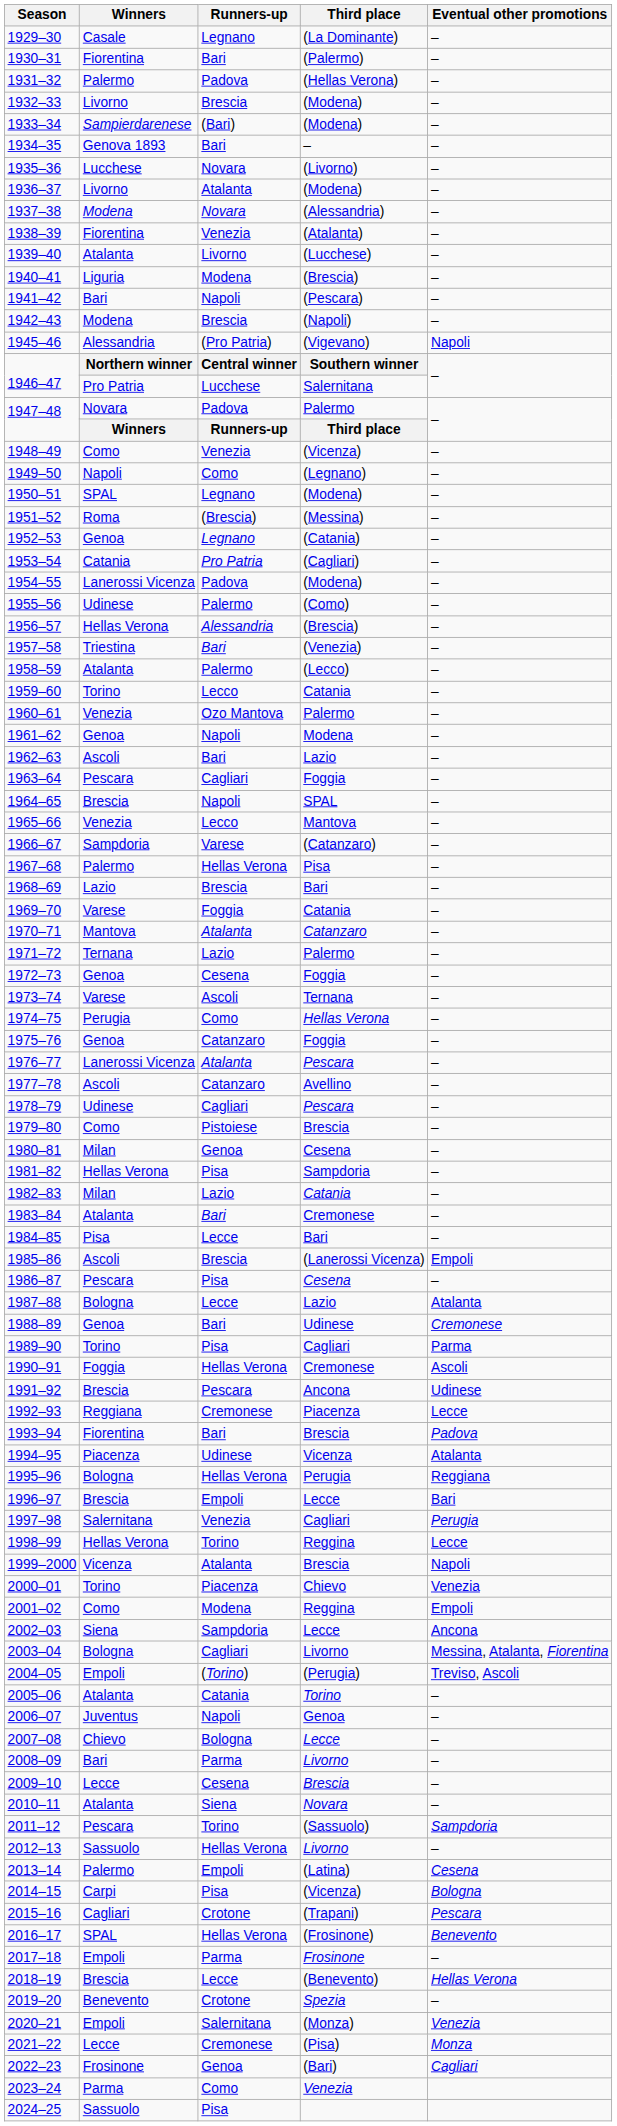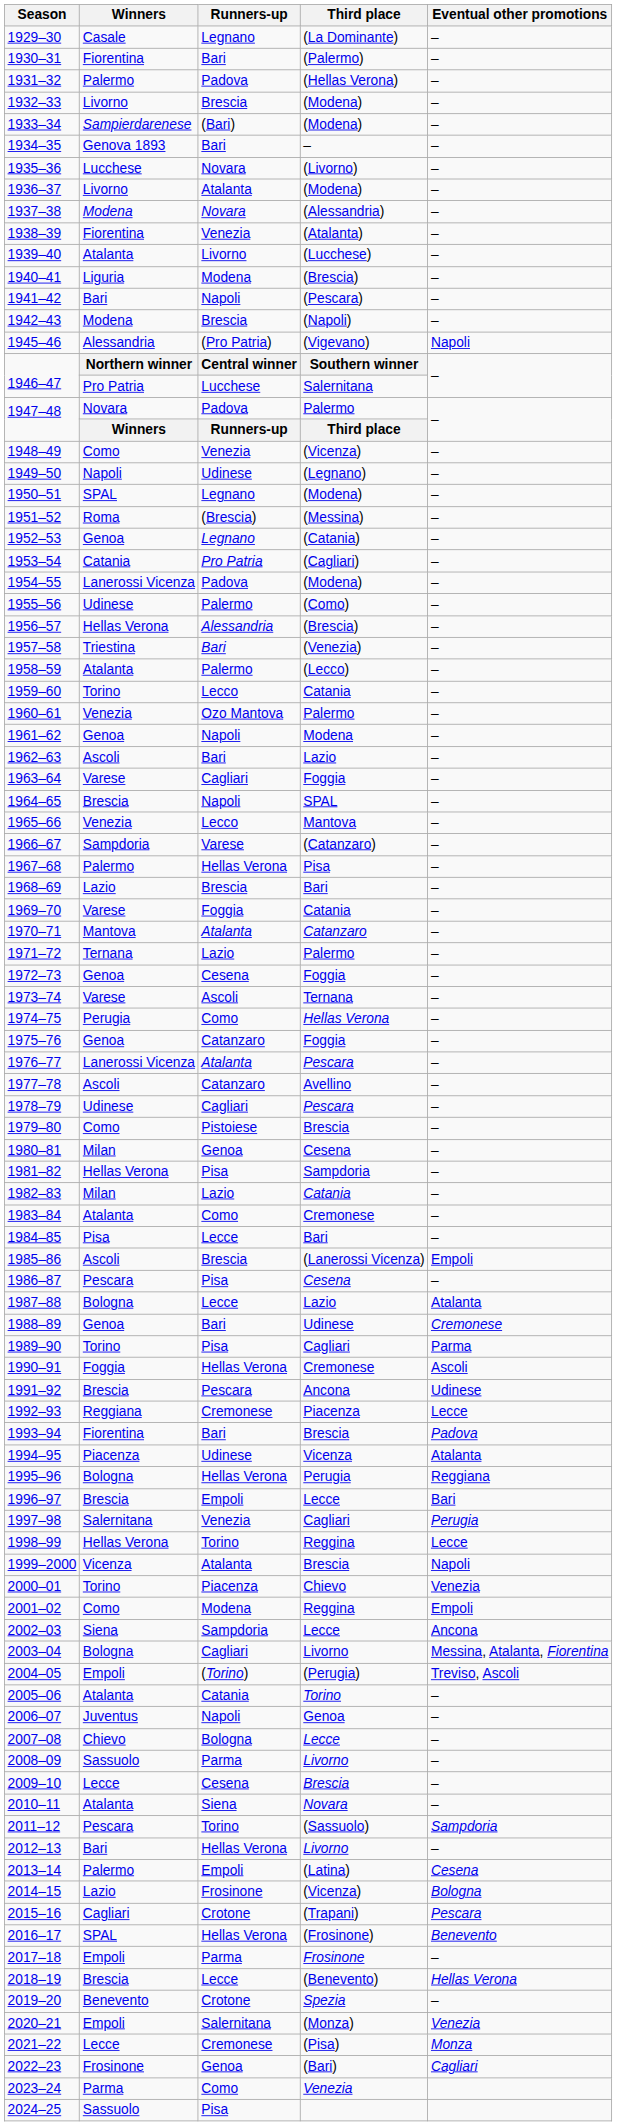(220, 473) Como -> (227, 473) Udinese
(108, 779) Pescara -> (104, 779) Varese
(214, 1215) Bari -> (220, 1215) Como
(95, 1761) Bari -> (111, 1761) Sassuolo
(111, 1848) Sassuolo -> (95, 1848) Bari
(99, 1892) Carpi -> (99, 1892) Lazio
(215, 1892) Pisa -> (232, 1892) Frosinone
